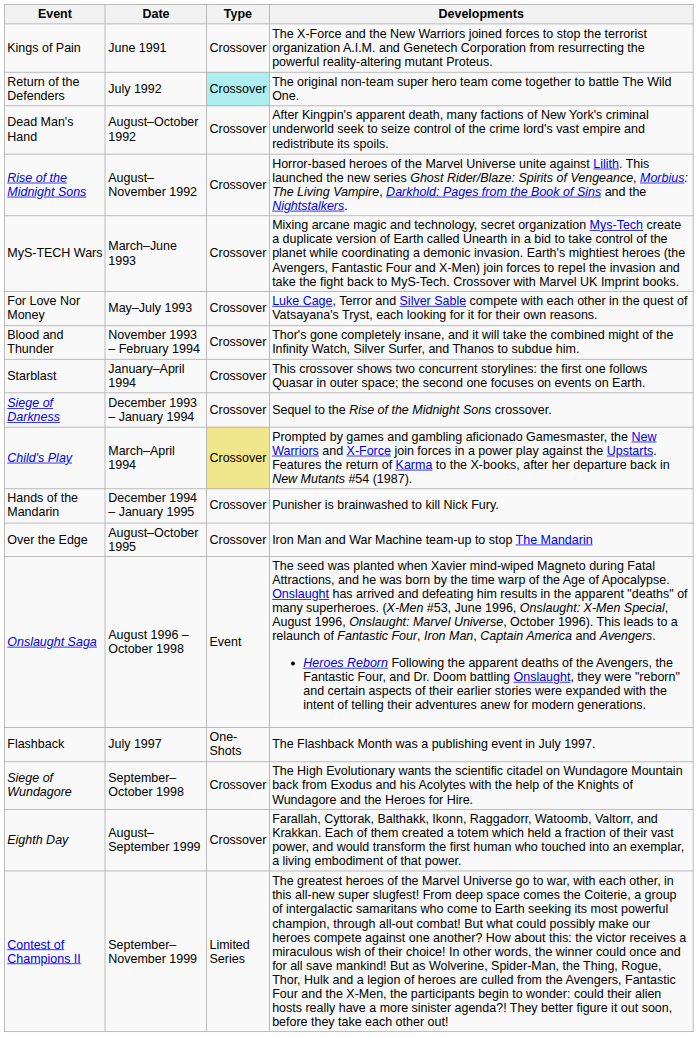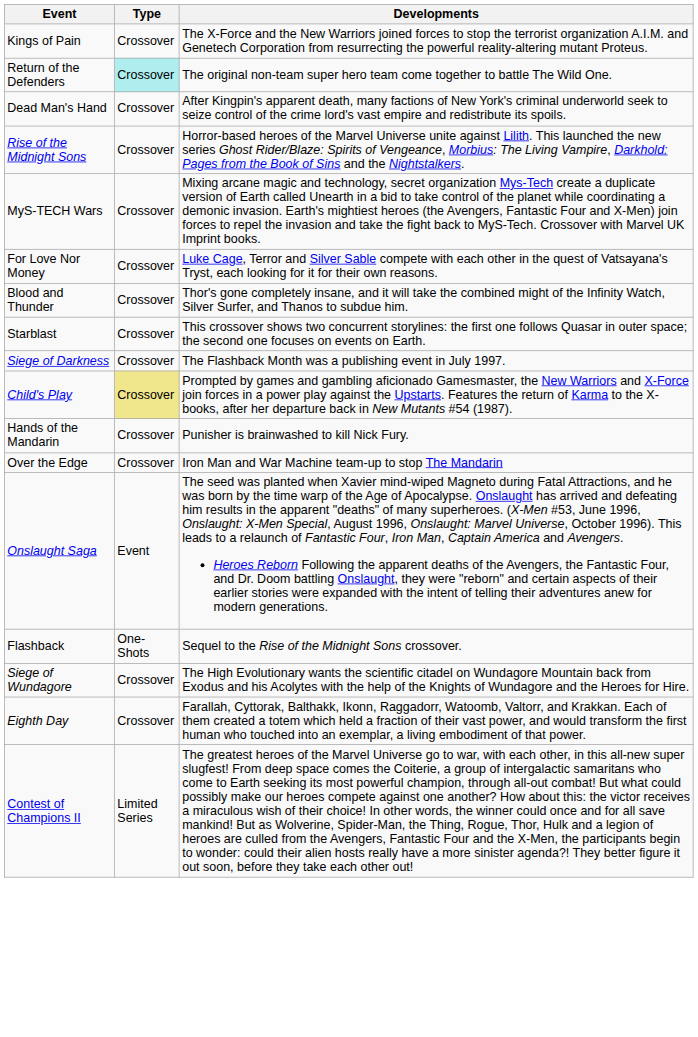- column: (156, 14)
(412, 410) Sequel to the Rise of the Midnight Sons crossover. -> (344, 361) The Flashback Month was a publishing event in July 1997.
(434, 744) The Flashback Month was a publishing event in July 1997. -> (322, 646) Sequel to the Rise of the Midnight Sons crossover.
